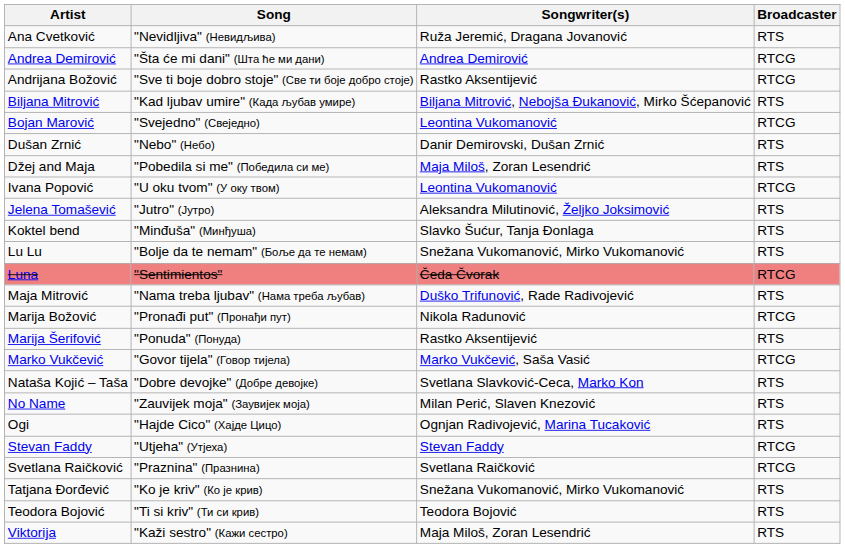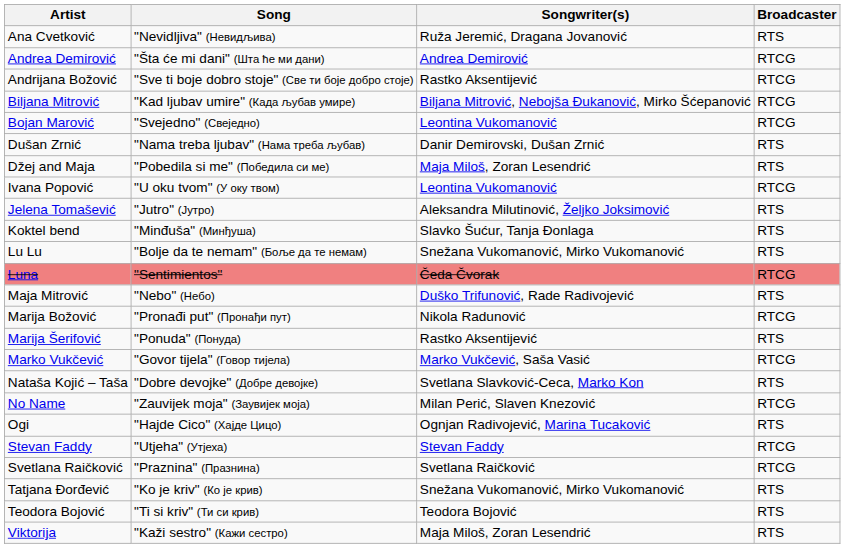(771, 101) RTS -> (776, 101) RTCG
(174, 144) "Nebo" (Небо) -> (250, 144) "Nama treba ljubav" (Нама треба љубав)
(250, 295) "Nama treba ljubav" (Нама треба љубав) -> (174, 295) "Nebo" (Небо)
(771, 403) RTS -> (776, 403) RTCG
